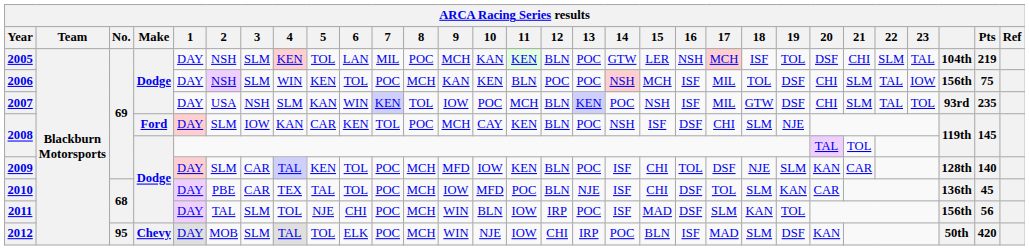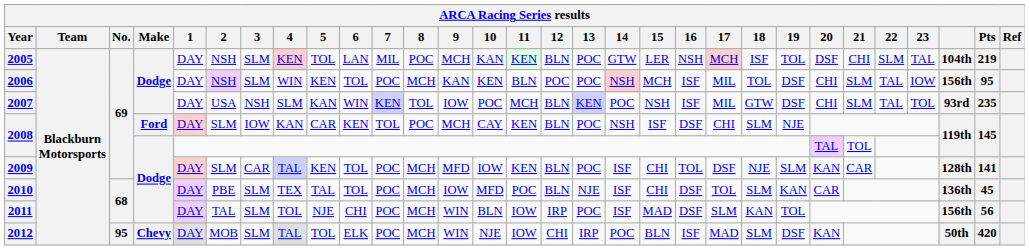(987, 80) 75 -> (987, 80) 95
(987, 168) 140 -> (987, 168) 141
(257, 189) CAR -> (257, 189) SLM
